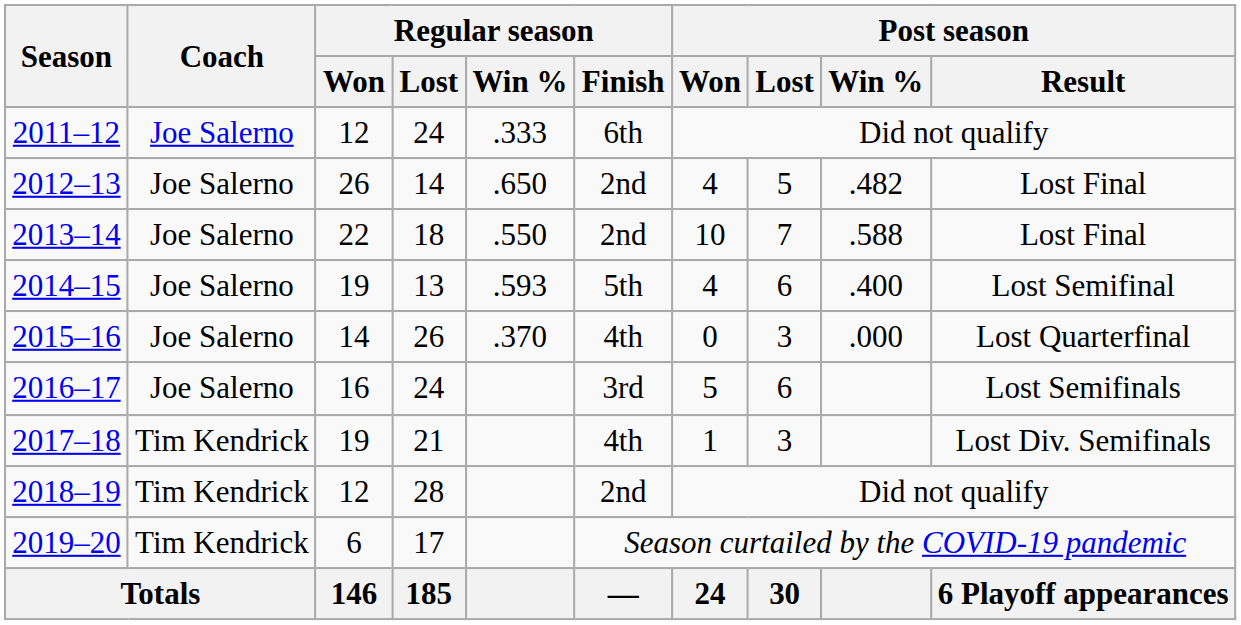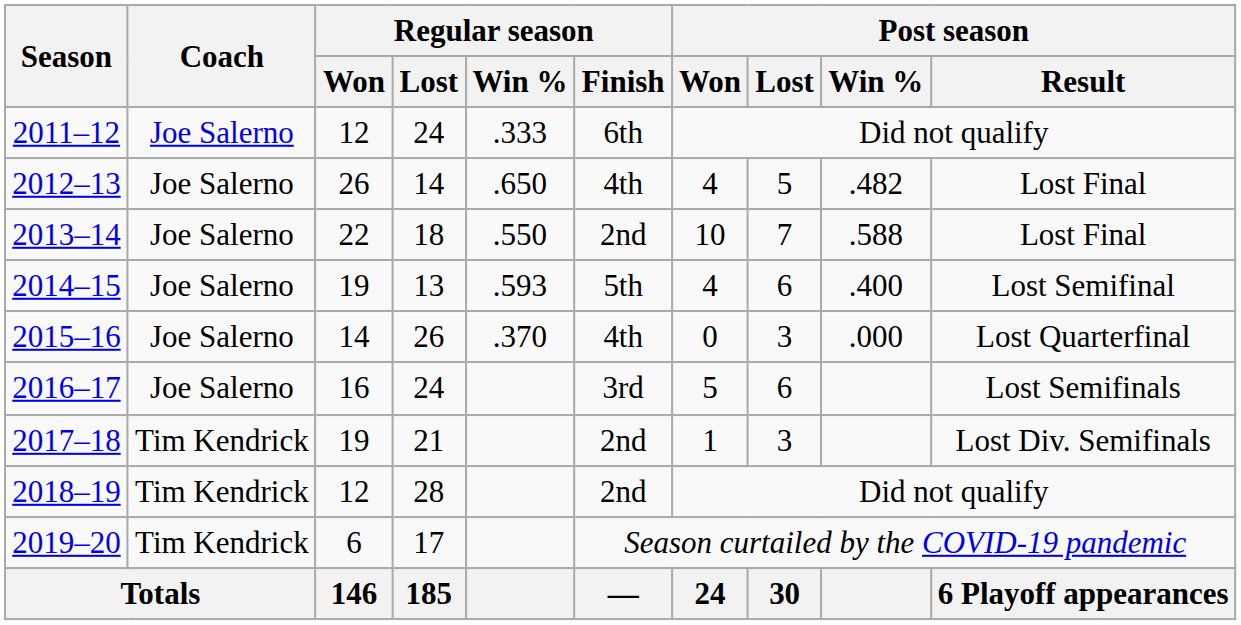(623, 183) 2nd -> (623, 183) 4th
(623, 439) 4th -> (623, 439) 2nd
